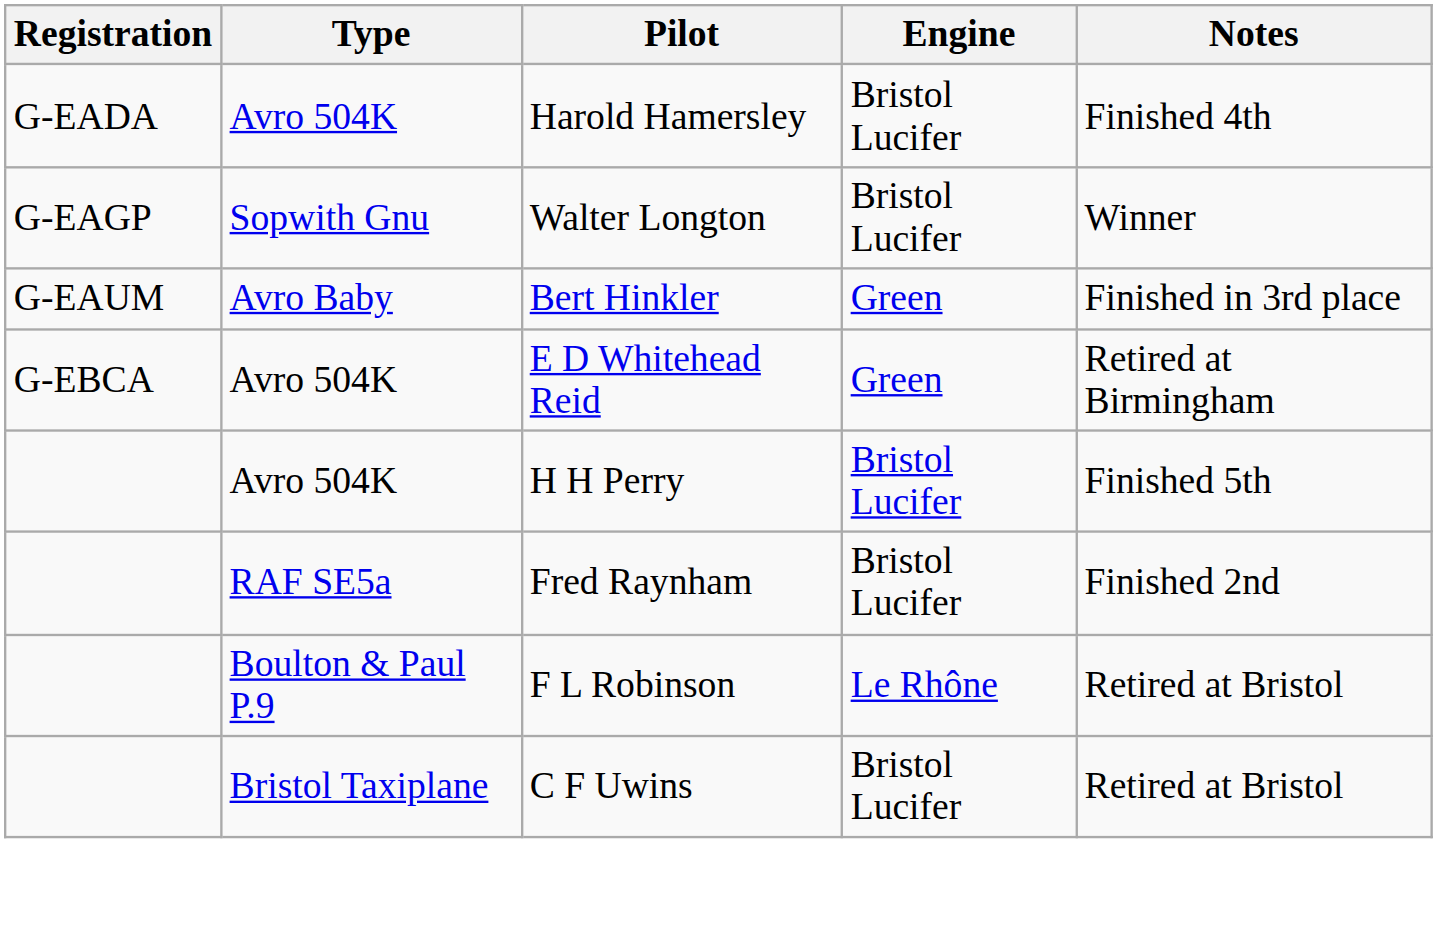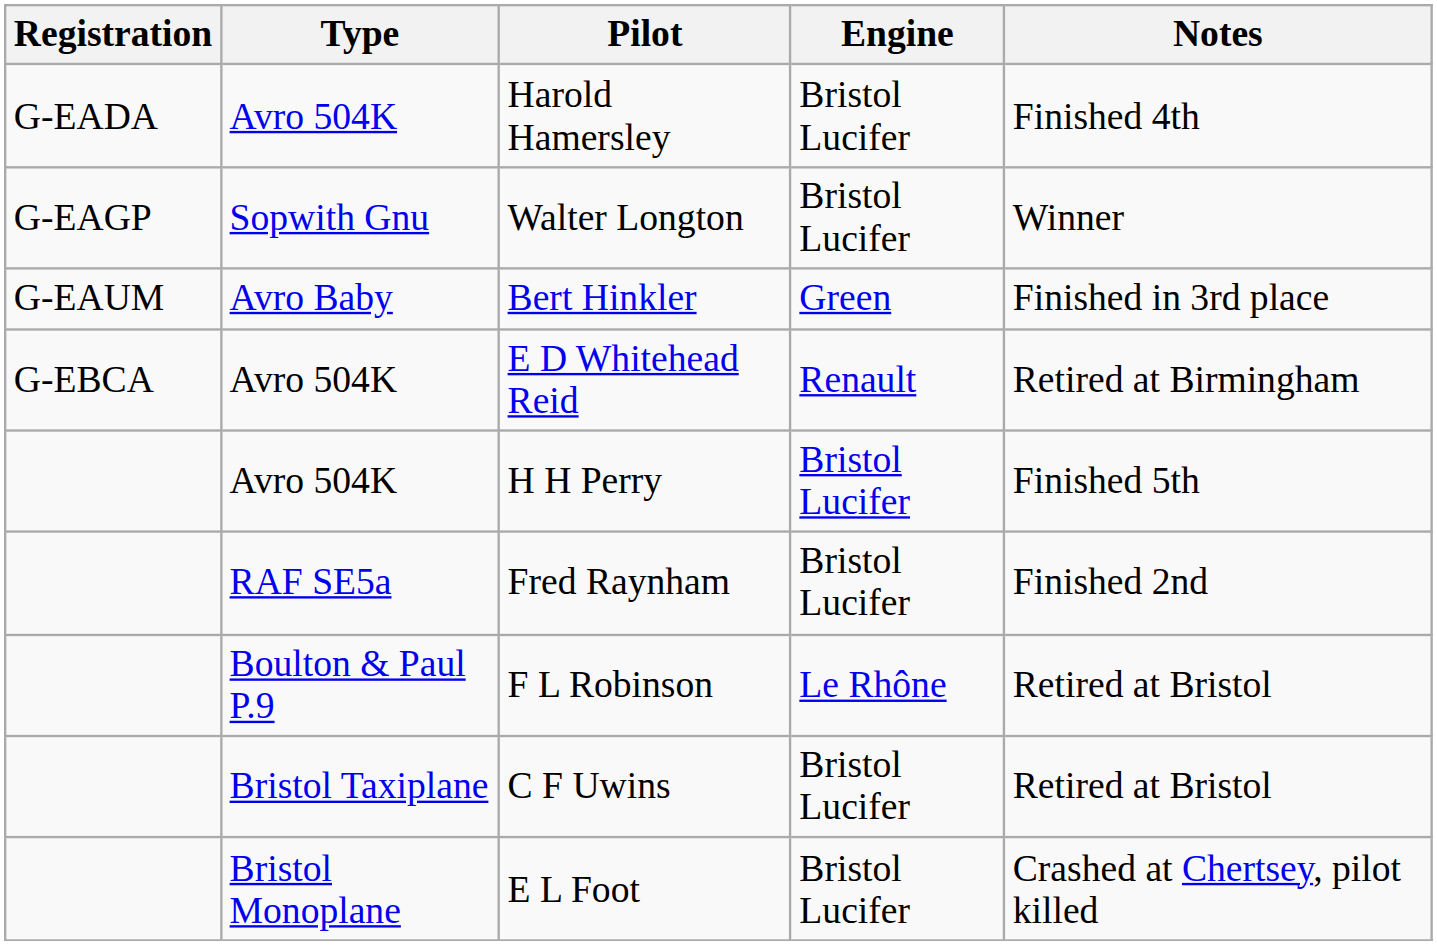(897, 378) Green -> (858, 378) Renault
+ row: (574, 888)
